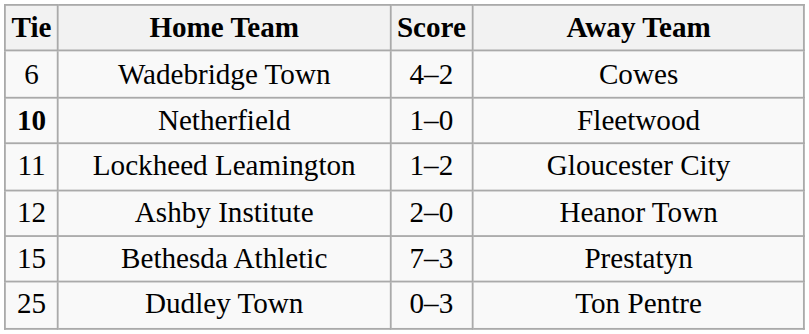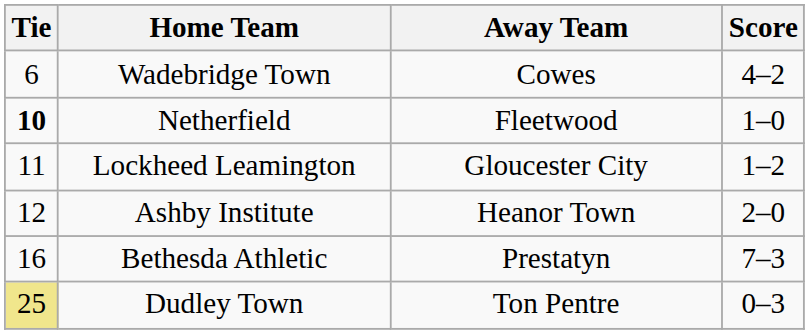columns swapped: (431, 27) <-> (639, 27)
(32, 258) 15 -> (32, 258) 16
(32, 304) no background -> (32, 304) khaki background
